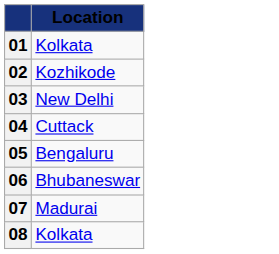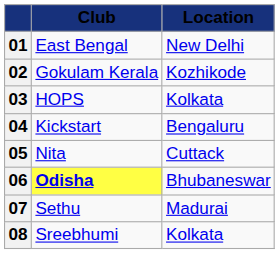+ column: (97, 18)
(64, 45) Kolkata -> (205, 45) New Delhi
(74, 99) New Delhi -> (195, 99) Kolkata
(64, 126) Cuttack -> (205, 126) Bengaluru
(74, 153) Bengaluru -> (195, 153) Cuttack
